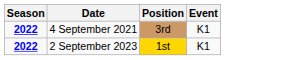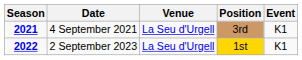+ column: (178, 13)
(26, 30) 2022 -> (26, 30) 2021
